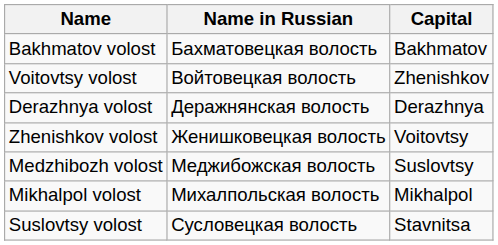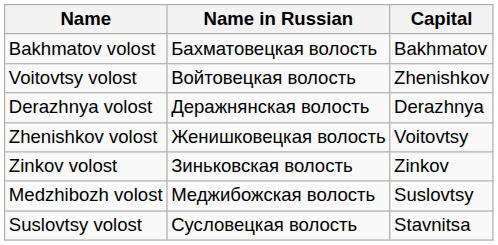+ row: (63, 166)
- row: (75, 195)
